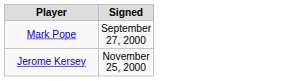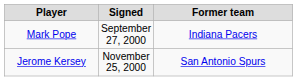+ column: (223, 12)
